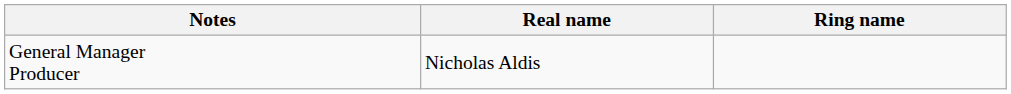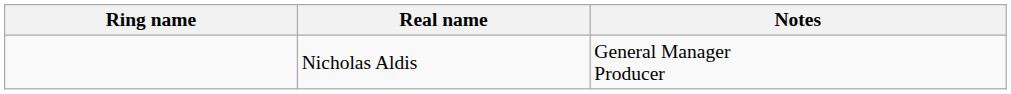columns swapped: (859, 19) <-> (213, 19)
